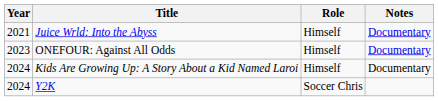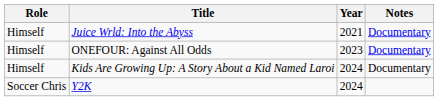columns swapped: (19, 13) <-> (333, 13)
